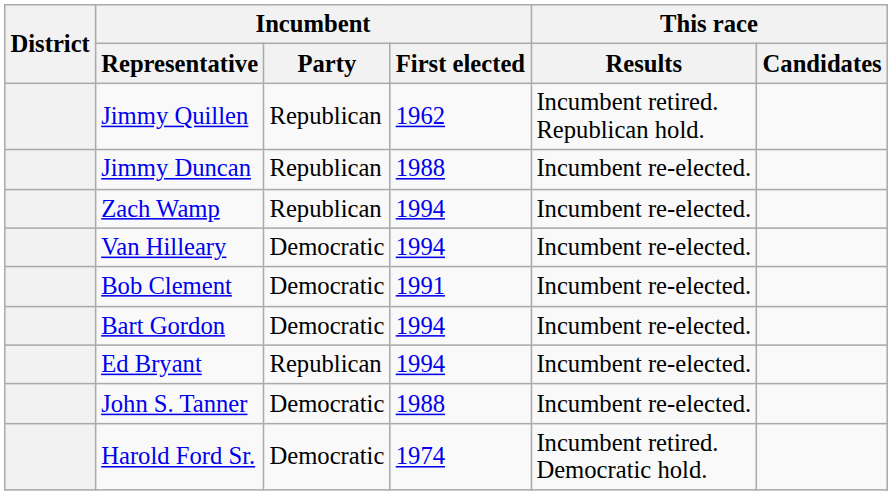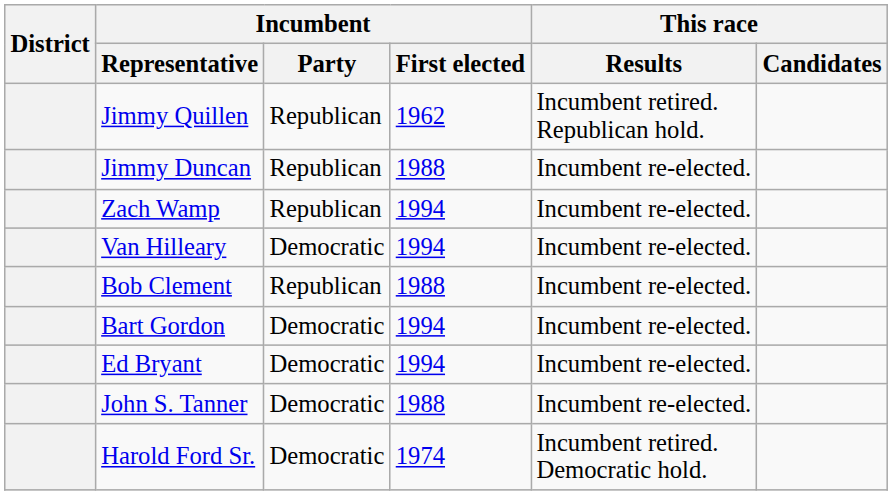(327, 286) Democratic -> (326, 286) Republican
(420, 286) 1991 -> (420, 286) 1988
(326, 364) Republican -> (327, 364) Democratic
